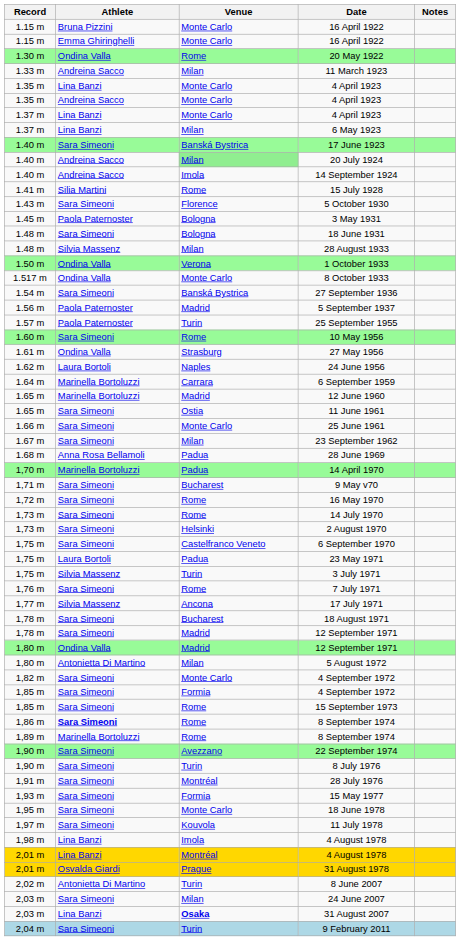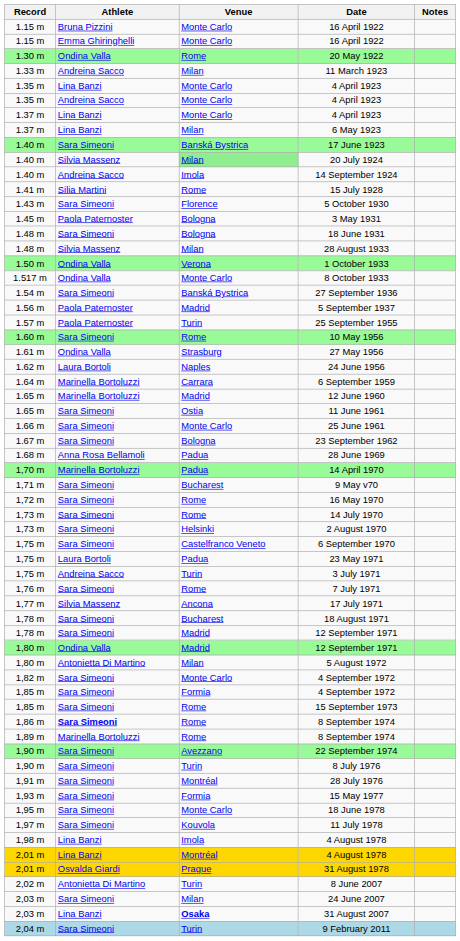(91, 160) Andreina Sacco -> (89, 160) Silvia Massenz
(192, 441) Milan -> (198, 441) Bologna
(89, 574) Silvia Massenz -> (91, 574) Andreina Sacco
